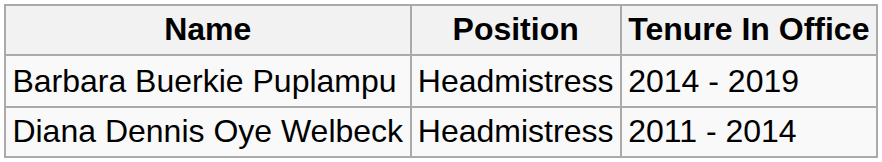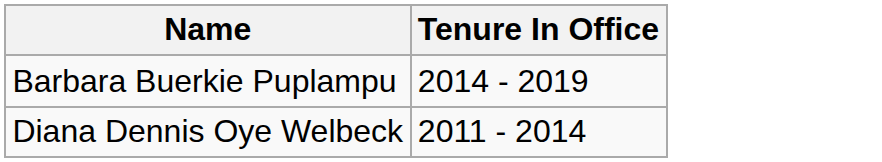- column: (516, 29)
